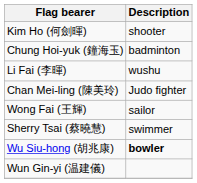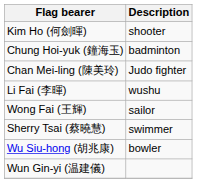rows swapped: (37, 70) <-> (63, 90)
(146, 149) bold -> (145, 149) normal
